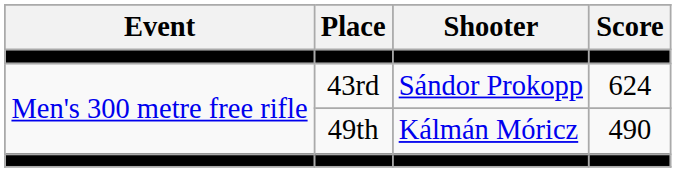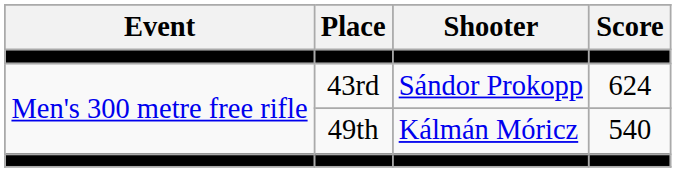(630, 130) 490 -> (630, 130) 540
